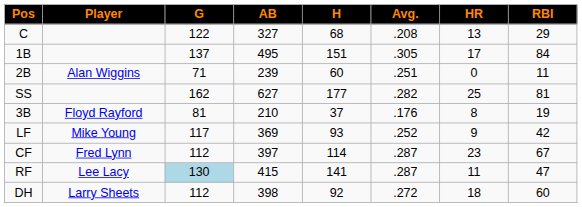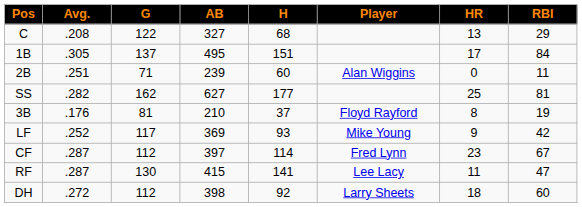columns swapped: (104, 14) <-> (405, 14)
(199, 172) lightblue background -> (146, 172) no background
